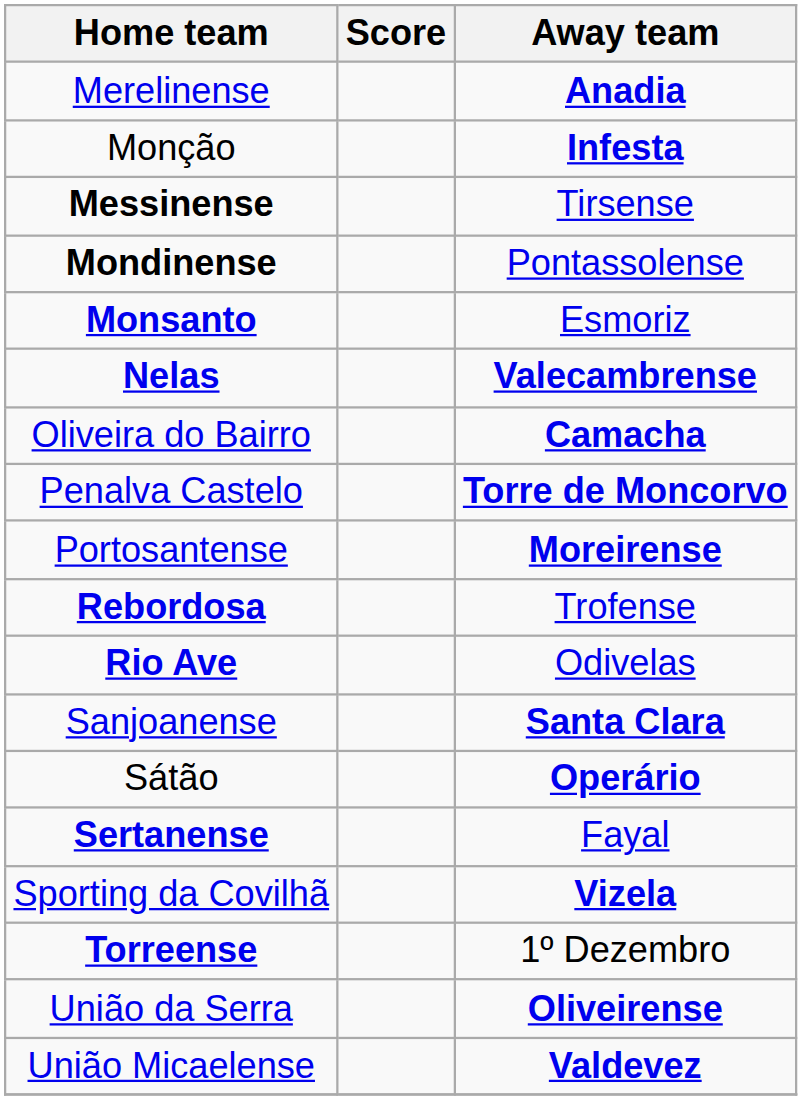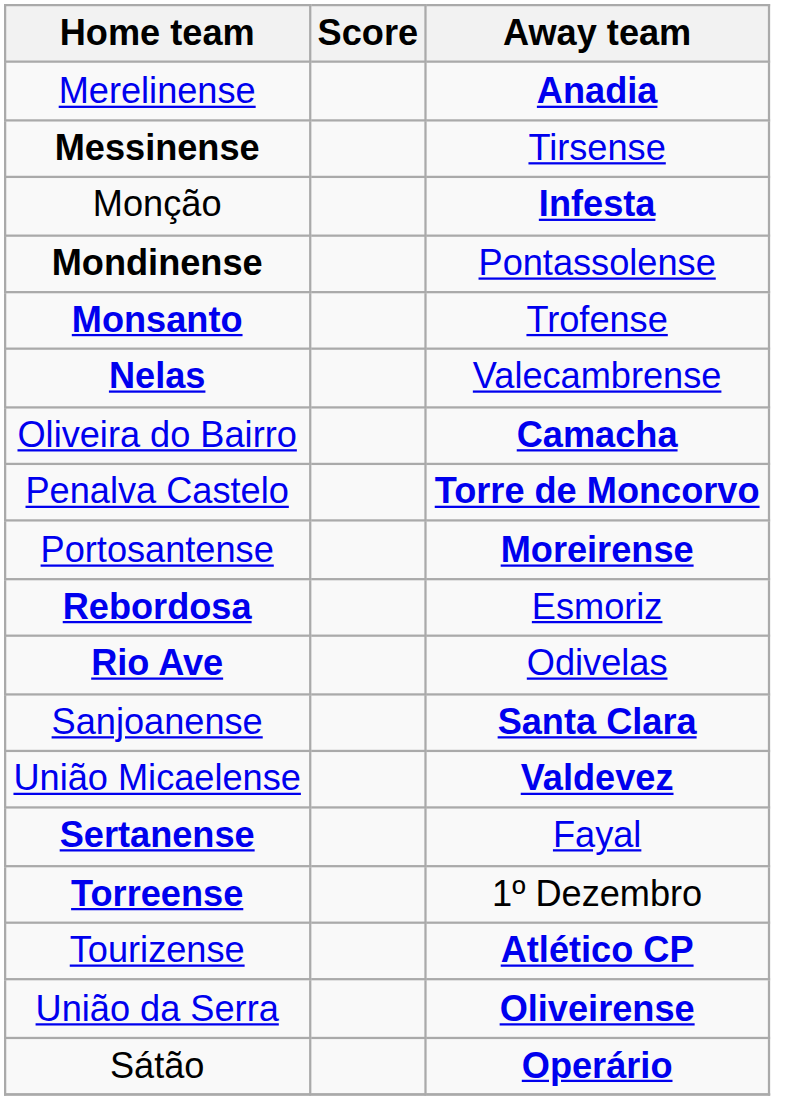rows swapped: (171, 205) <-> (171, 147)
(625, 319) Esmoriz -> (597, 319) Trofense
(625, 377) bold -> (597, 377) normal
(625, 606) Trofense -> (597, 606) Esmoriz
rows swapped: (171, 778) <-> (171, 1065)
- row: (171, 893)
+ row: (157, 950)
